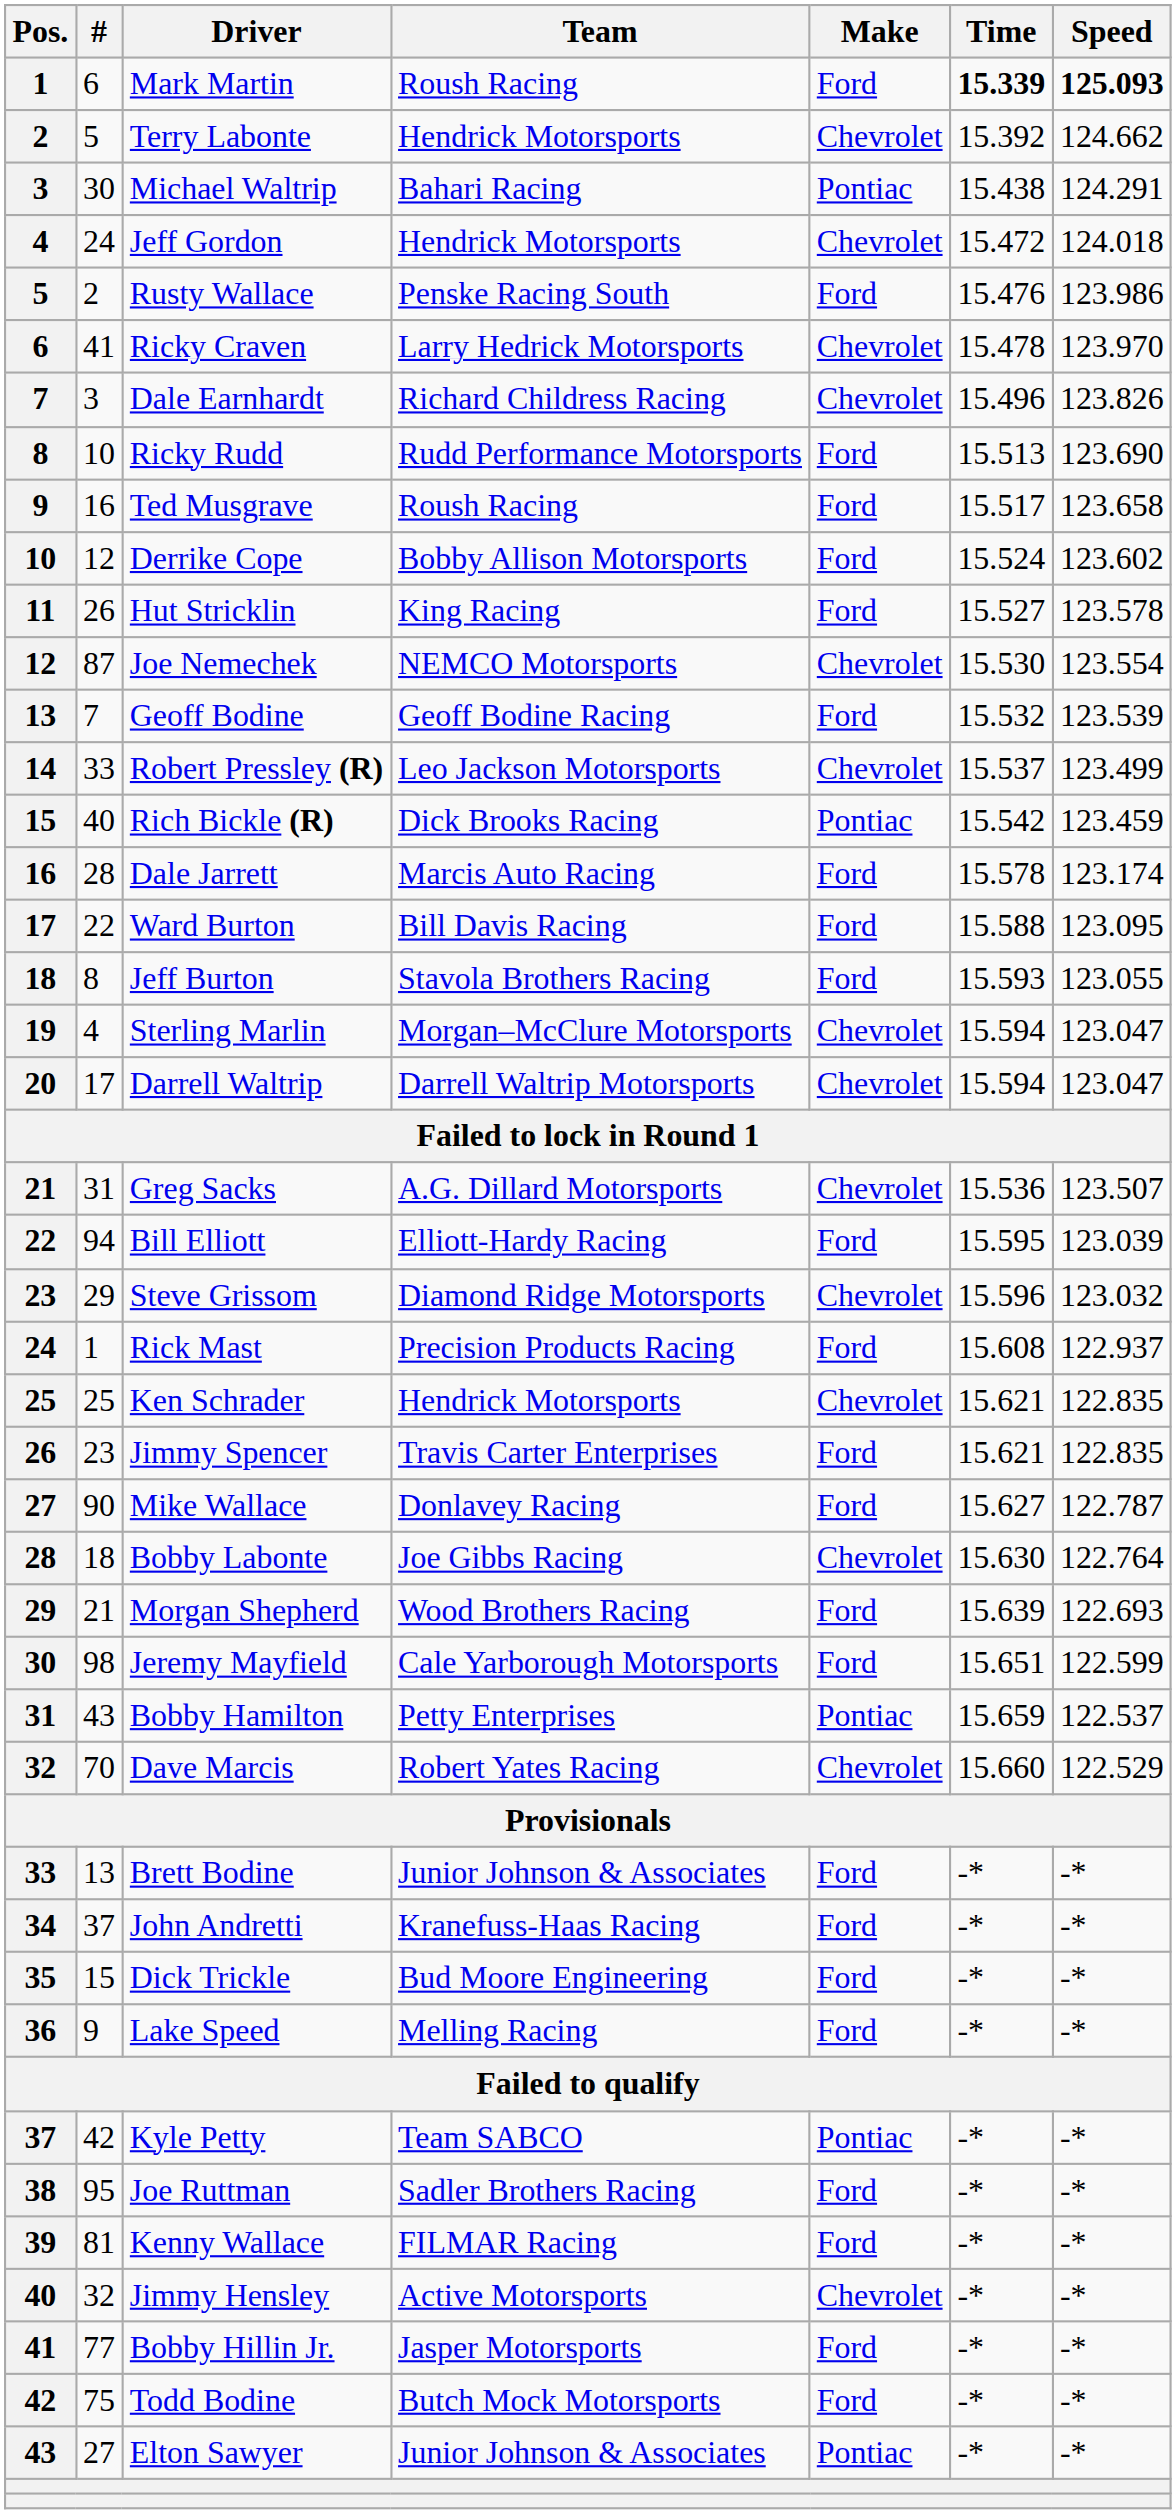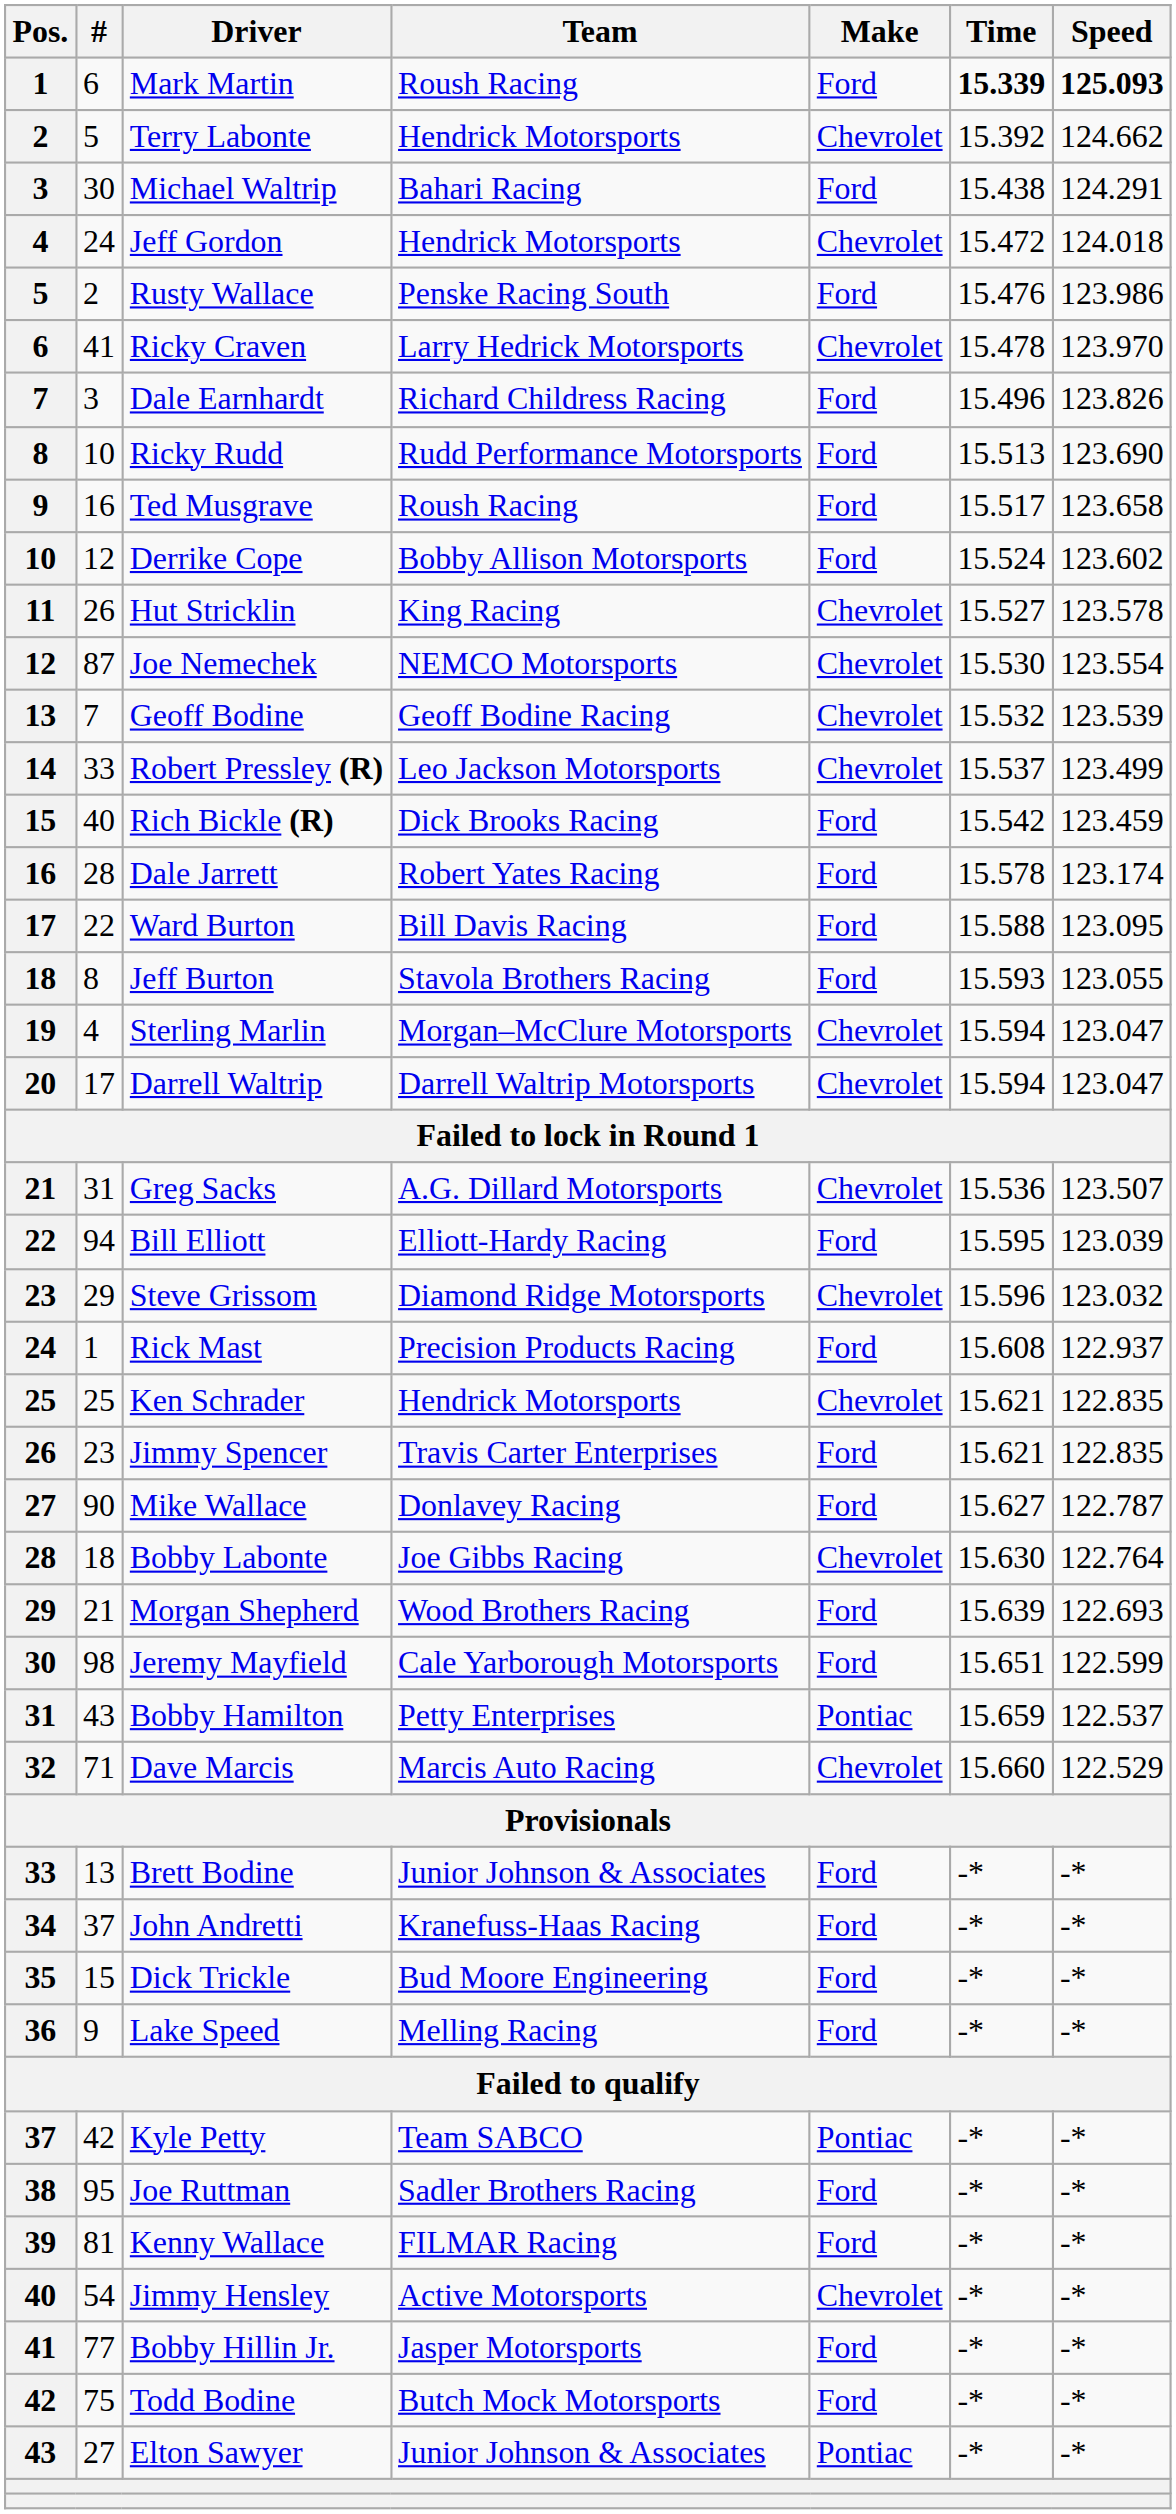(865, 188) Pontiac -> (847, 188) Ford
(880, 399) Chevrolet -> (847, 399) Ford
(847, 609) Ford -> (880, 609) Chevrolet
(847, 715) Ford -> (880, 715) Chevrolet
(865, 820) Pontiac -> (847, 820) Ford
(526, 873) Marcis Auto Racing -> (529, 873) Robert Yates Racing
(99, 1767) 70 -> (99, 1767) 71
(529, 1767) Robert Yates Racing -> (526, 1767) Marcis Auto Racing
(99, 2294) 32 -> (99, 2294) 54
